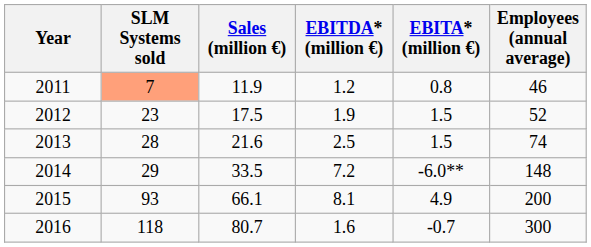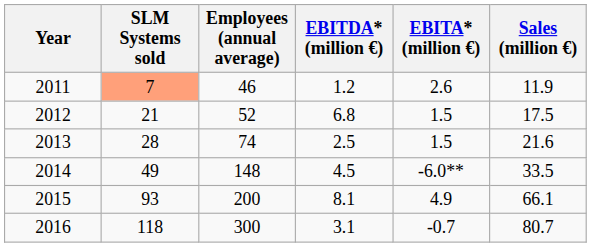columns swapped: (247, 38) <-> (538, 38)
(441, 86) 0.8 -> (441, 86) 2.6
(150, 114) 23 -> (150, 114) 21
(344, 114) 1.9 -> (344, 114) 6.8
(150, 171) 29 -> (150, 171) 49
(344, 171) 7.2 -> (344, 171) 4.5
(344, 227) 1.6 -> (344, 227) 3.1
